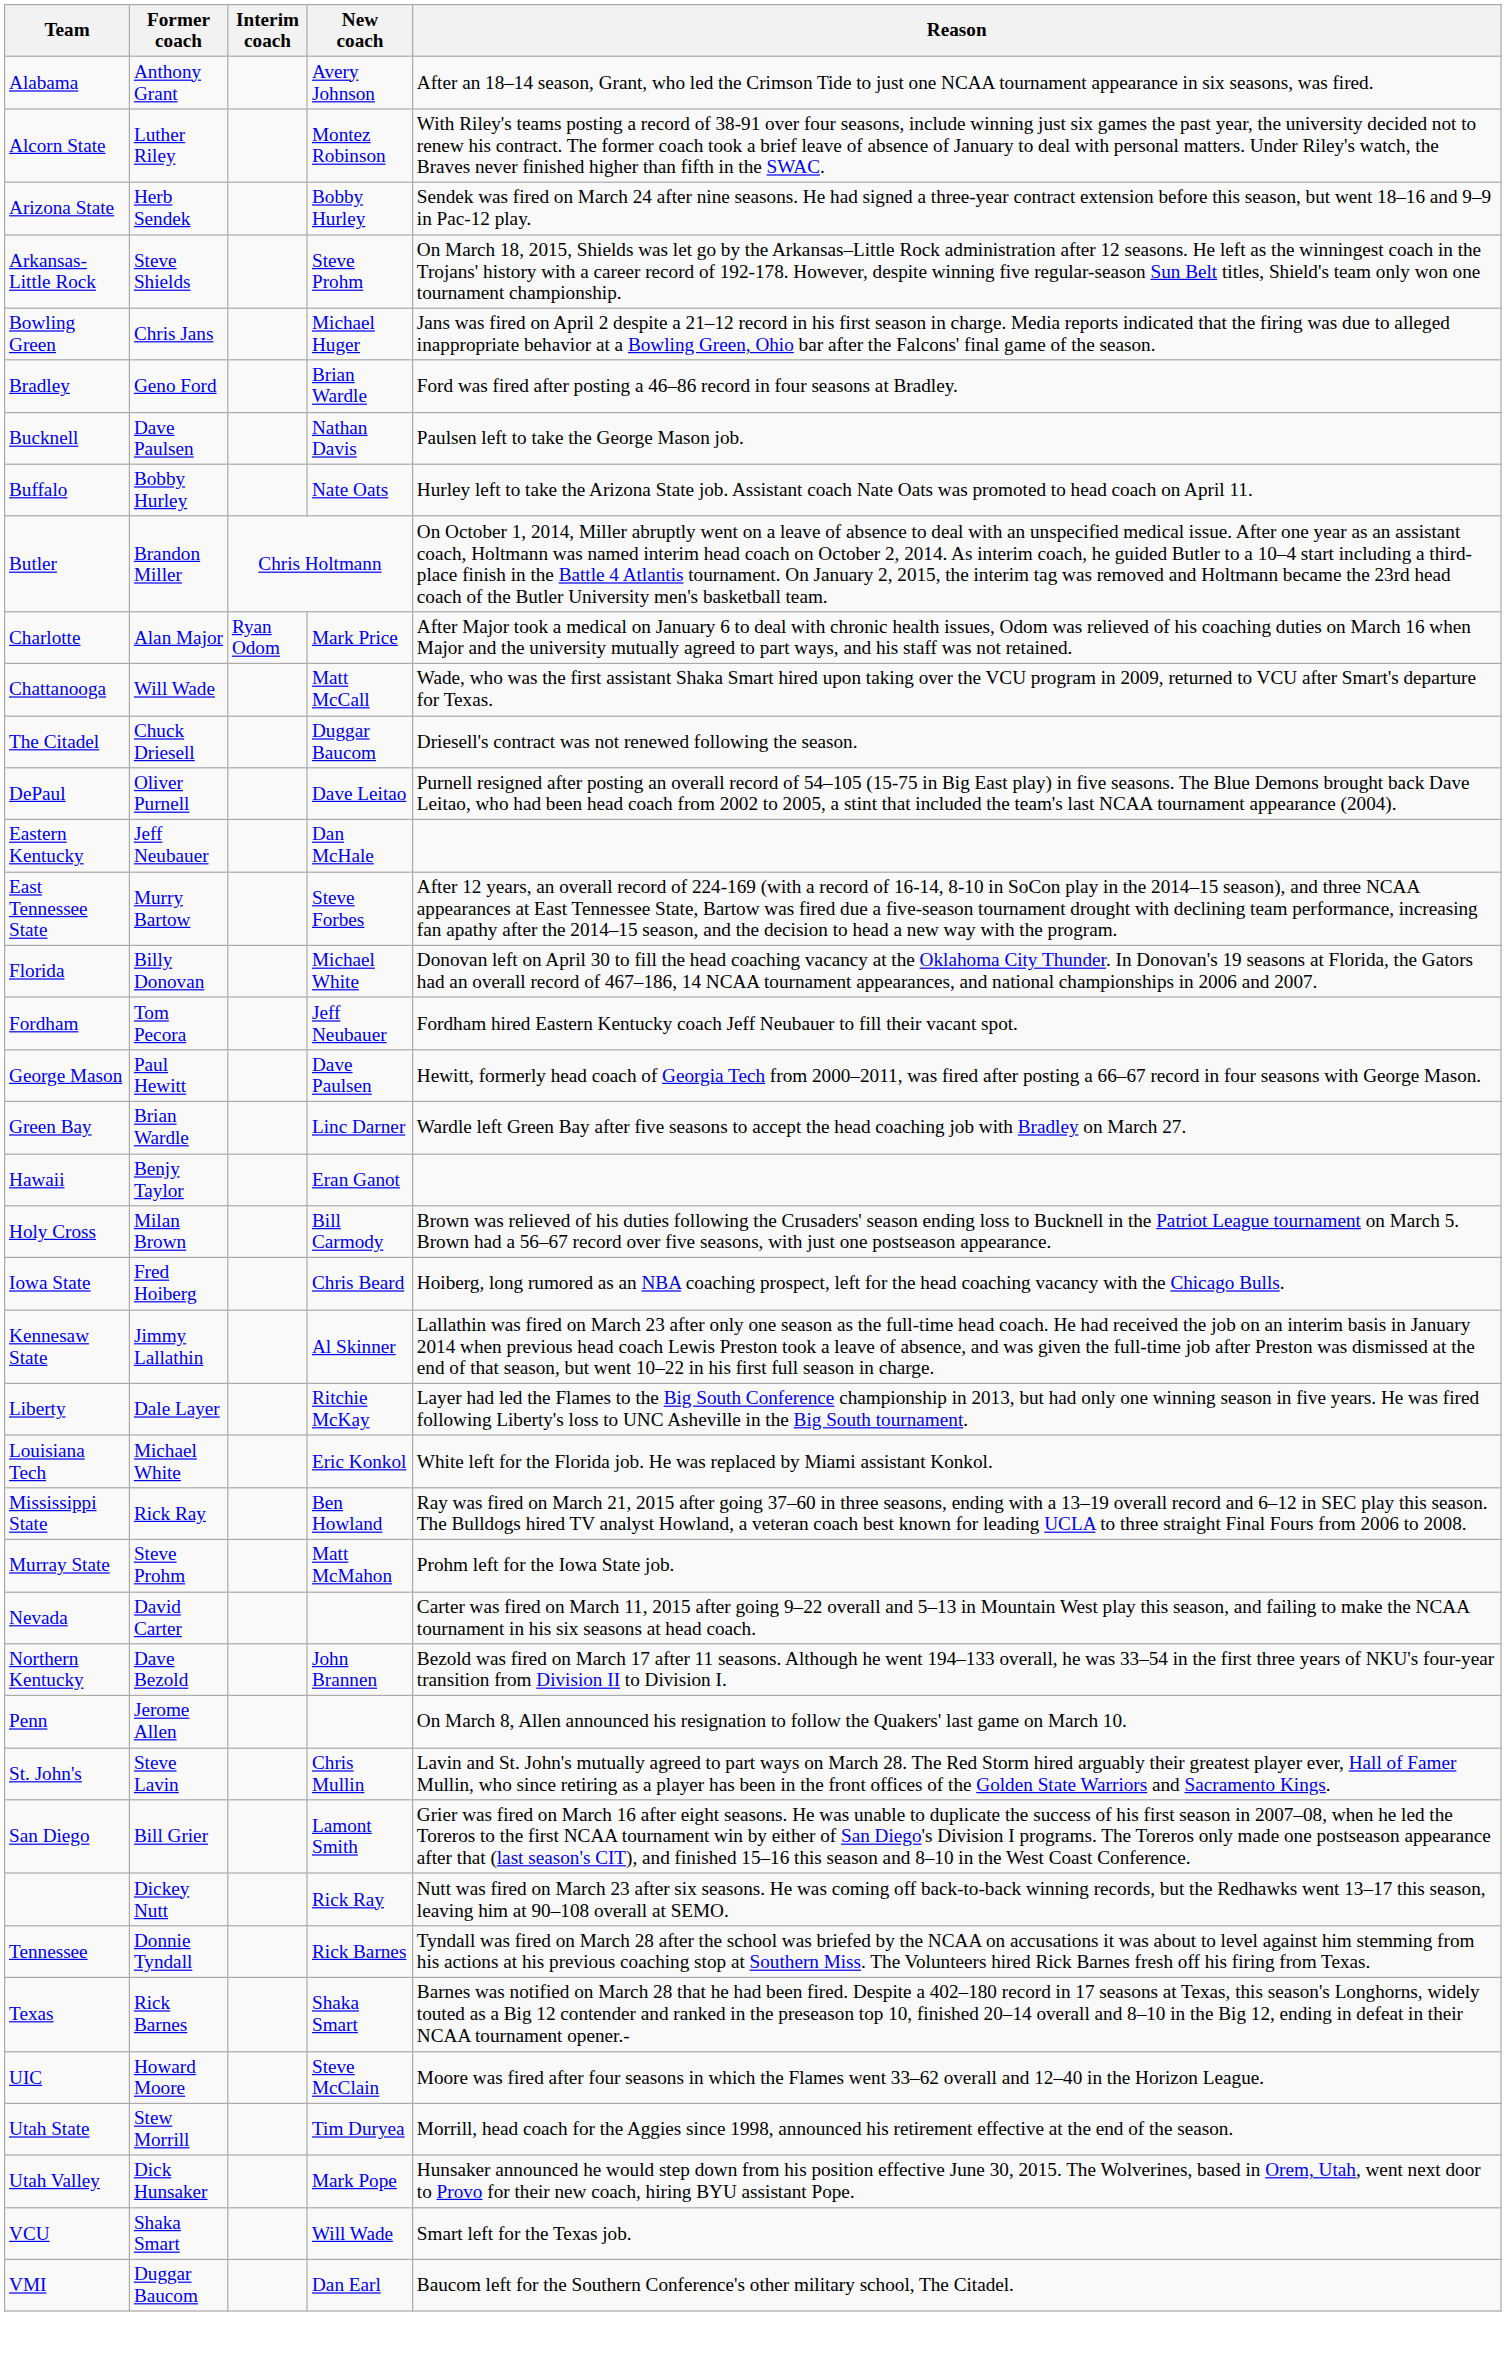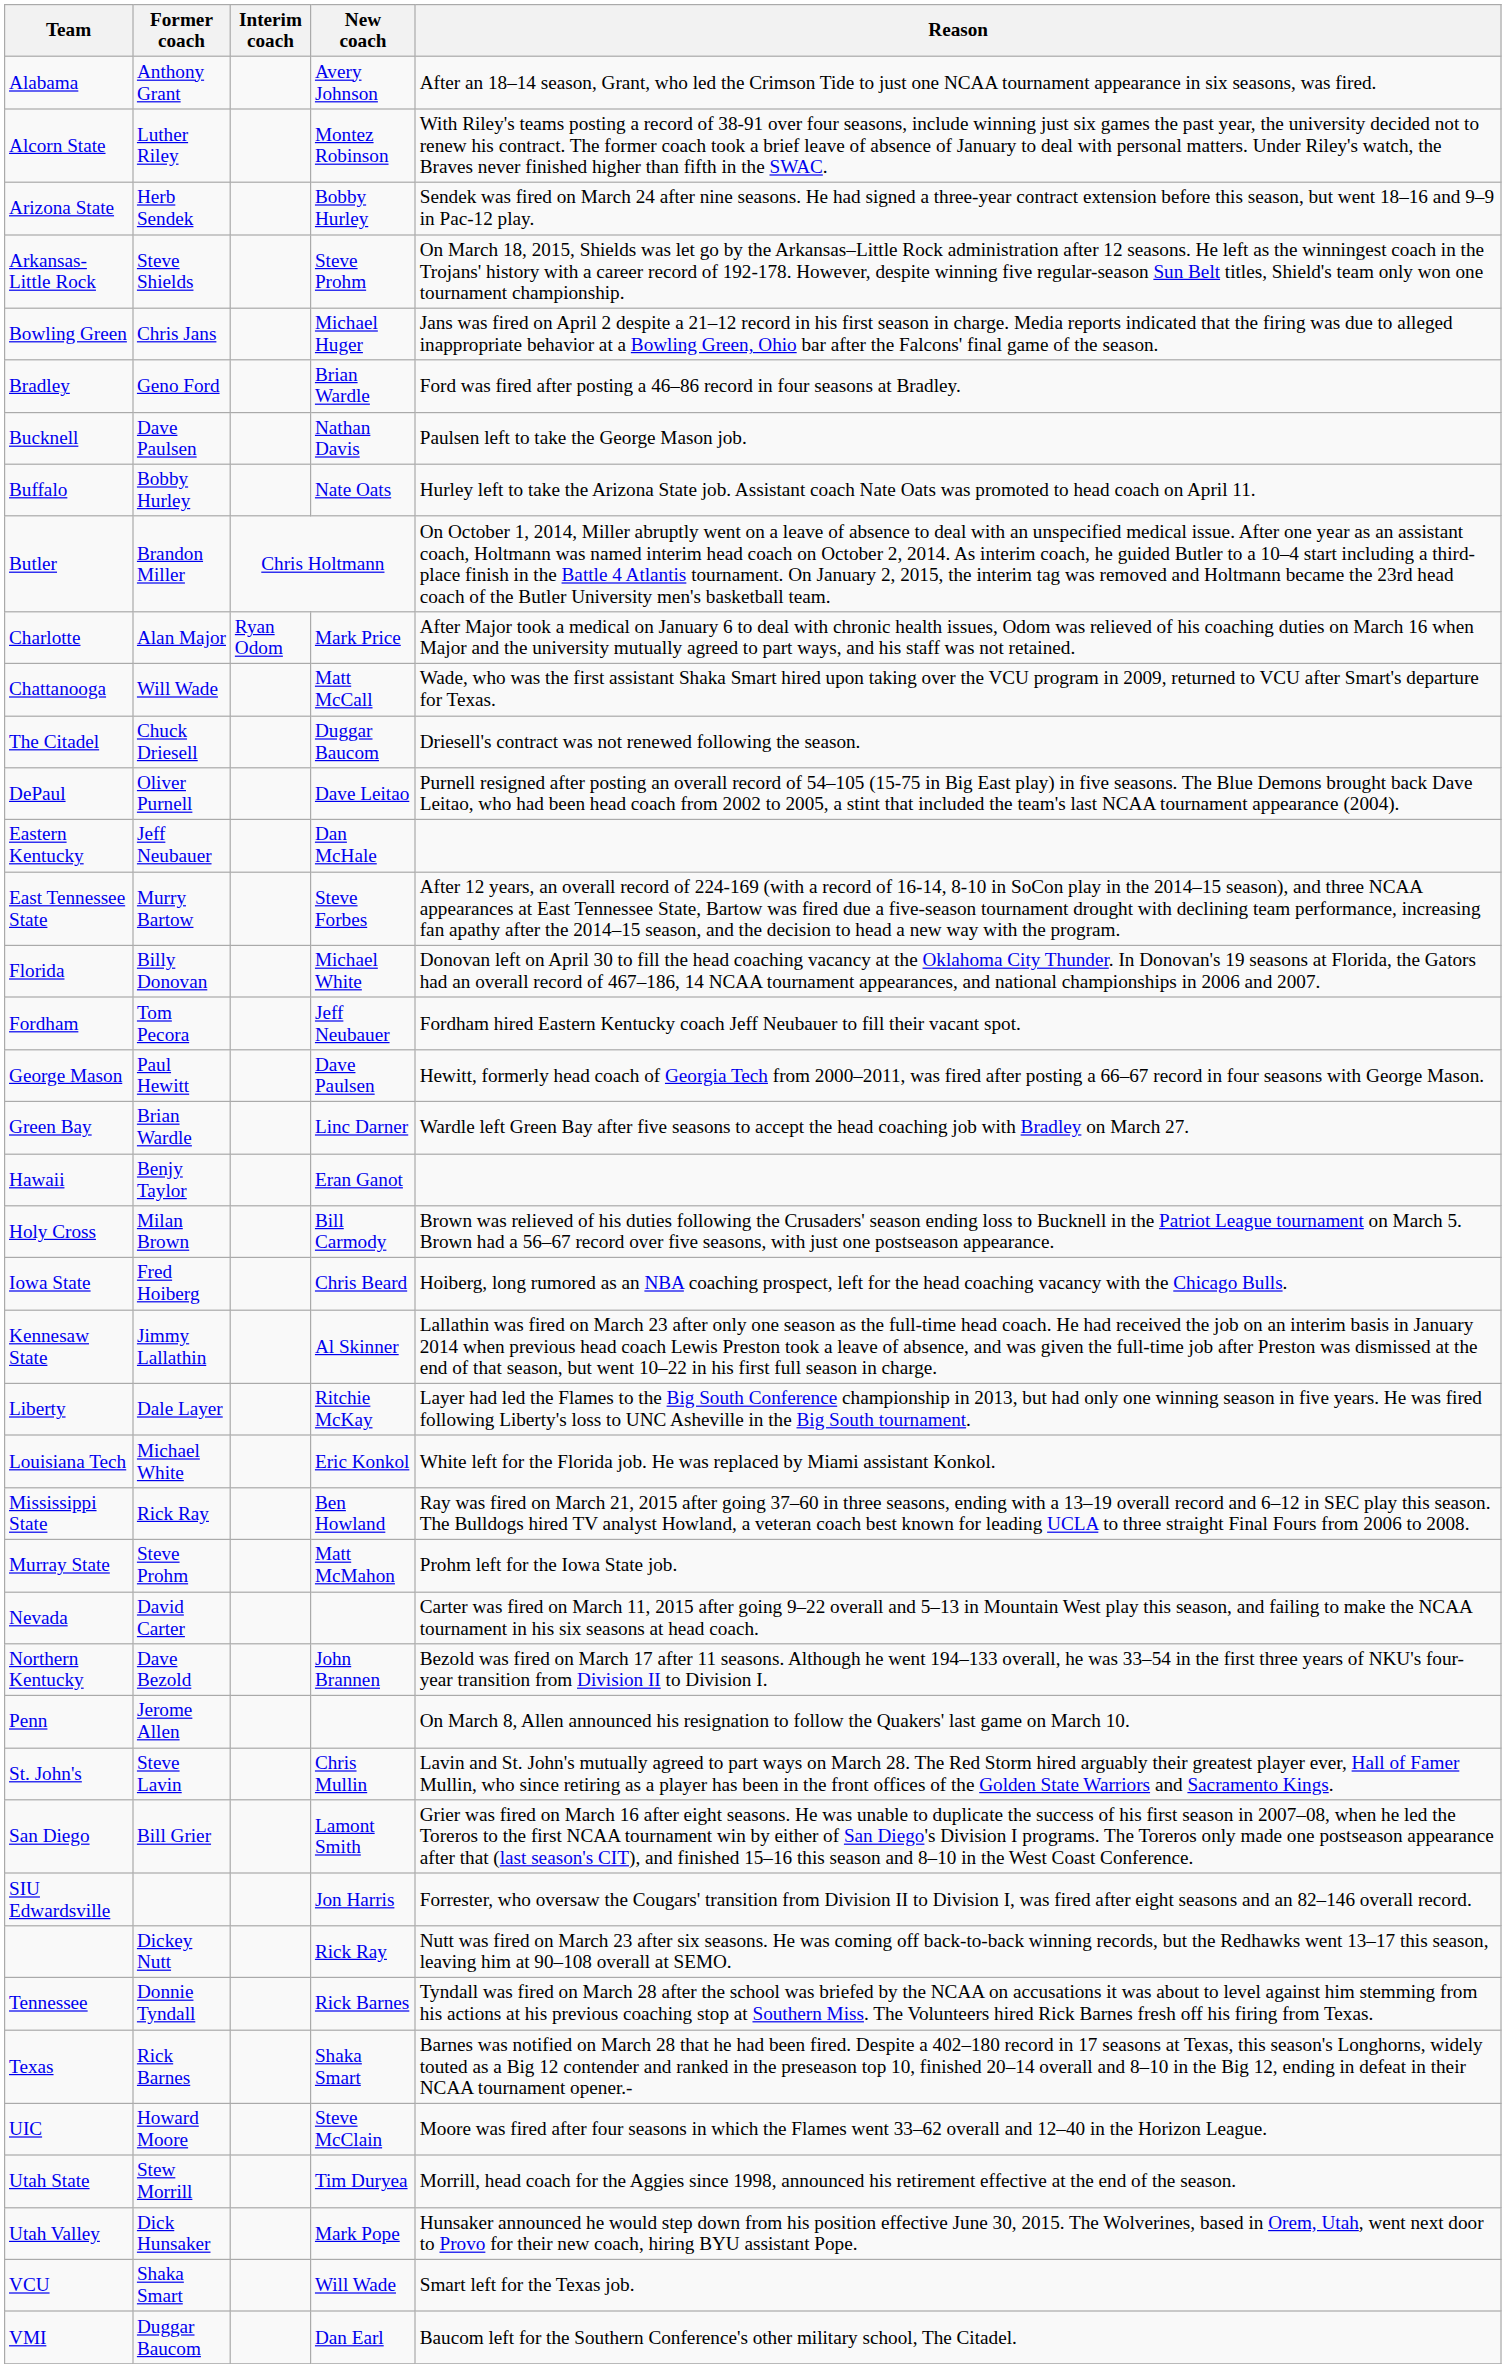+ row: (60, 1899)
